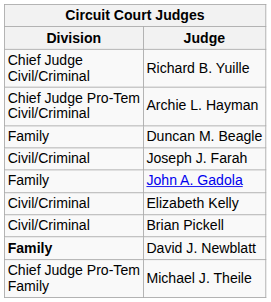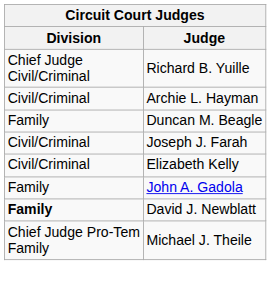(74, 106) Chief Judge Pro-Tem Civil/Criminal -> (49, 98) Civil/Criminal
rows swapped: (193, 203) <-> (195, 181)
- row: (185, 225)
